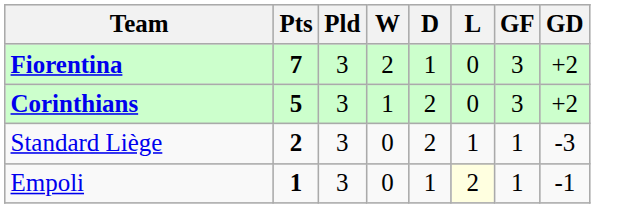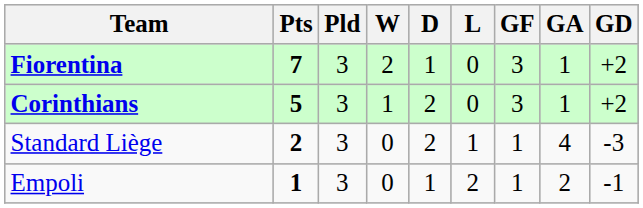+ column: (565, 24)
(473, 182) lightyellow background -> (473, 182) no background
